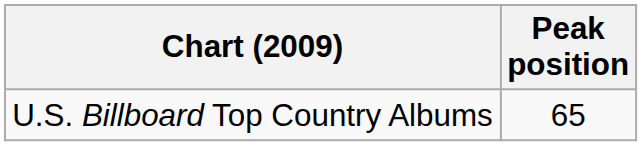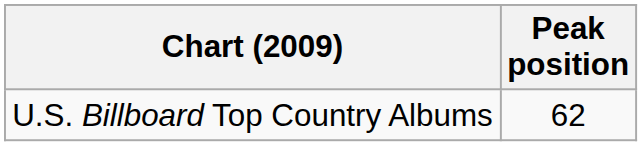(568, 114) 65 -> (568, 114) 62
